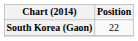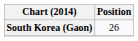(114, 28) 22 -> (114, 28) 26
